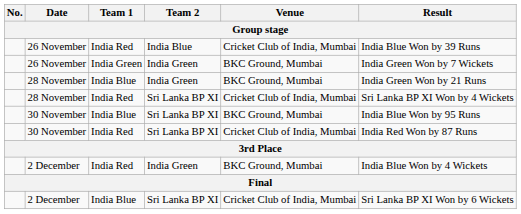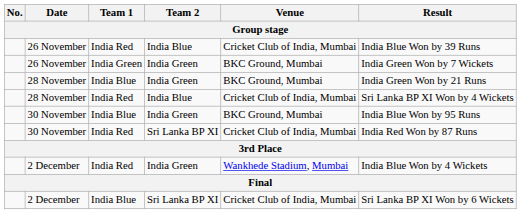(183, 98) Sri Lanka BP XI -> (169, 98) India Blue
(183, 115) Sri Lanka BP XI -> (172, 115) India Green
(273, 166) BKC Ground, Mumbai -> (286, 166) Wankhede Stadium, Mumbai
